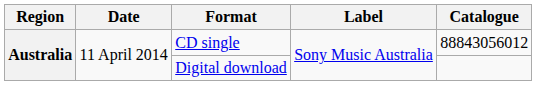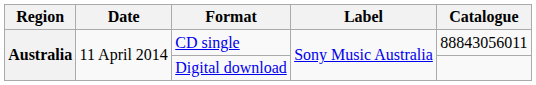(484, 42) 88843056012 -> (484, 42) 88843056011
